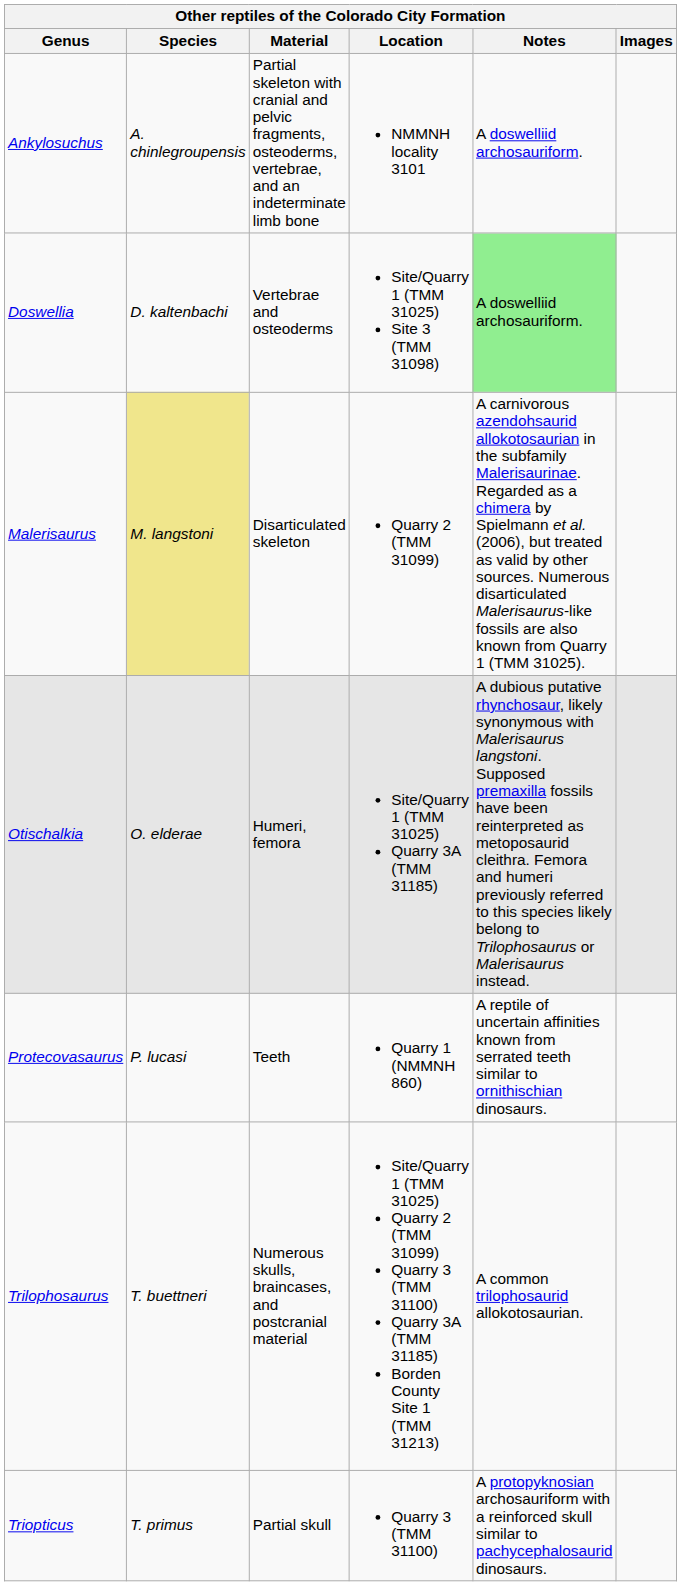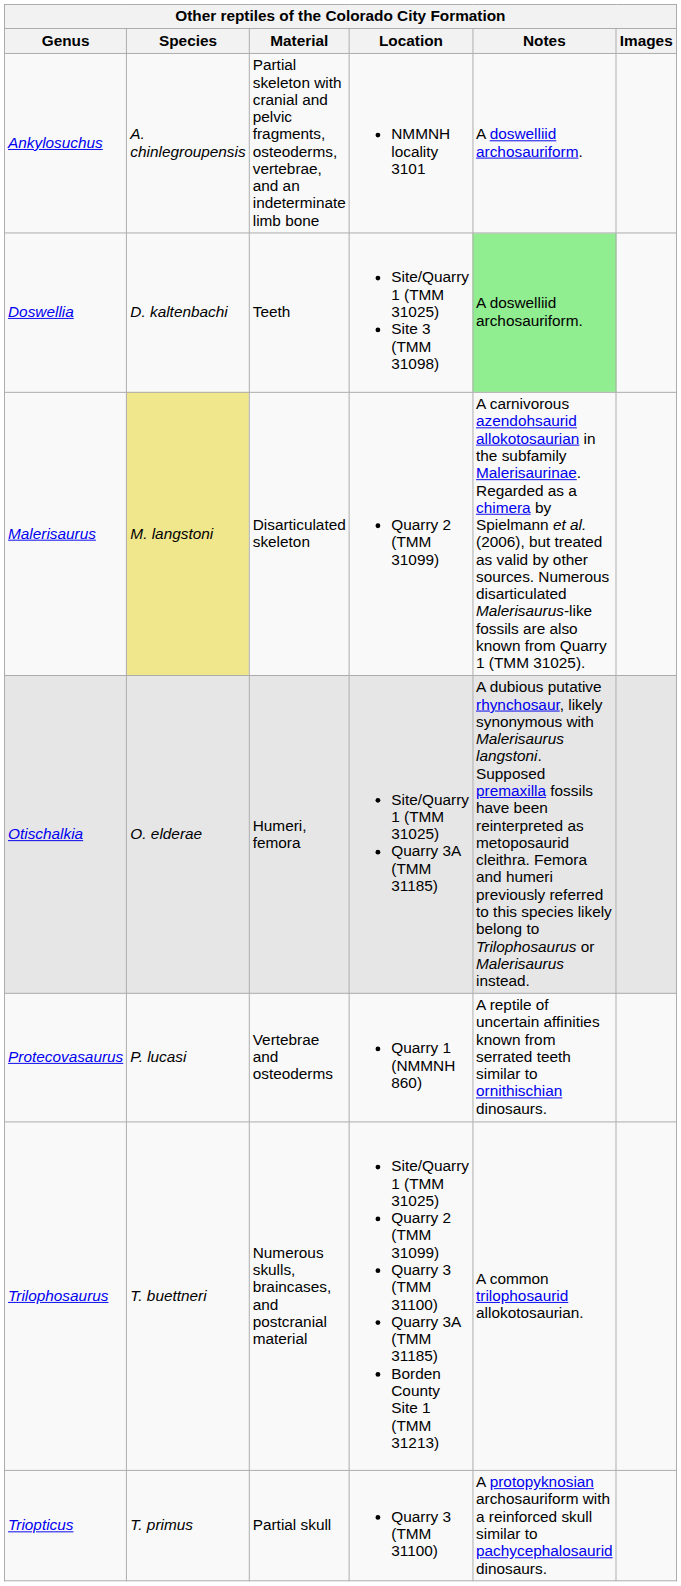(293, 312) Vertebrae and osteoderms -> (272, 312) Teeth
(272, 1057) Teeth -> (293, 1057) Vertebrae and osteoderms
